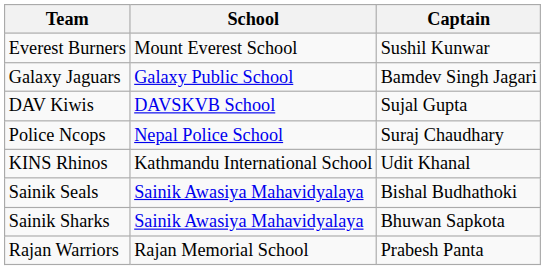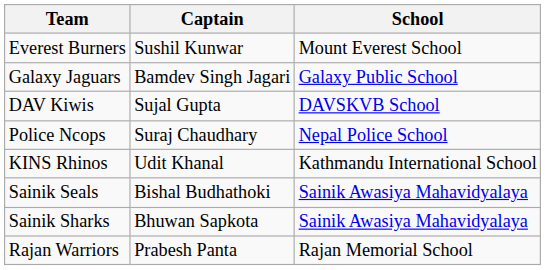columns swapped: (253, 18) <-> (459, 18)
